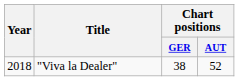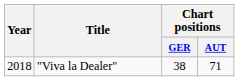(216, 66) 52 -> (216, 66) 71
